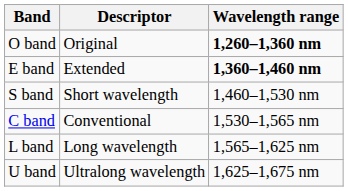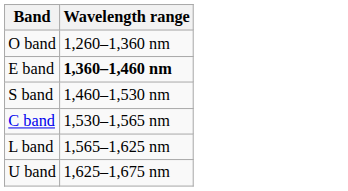- column: (134, 17)
(267, 43) bold -> (117, 43) normal
